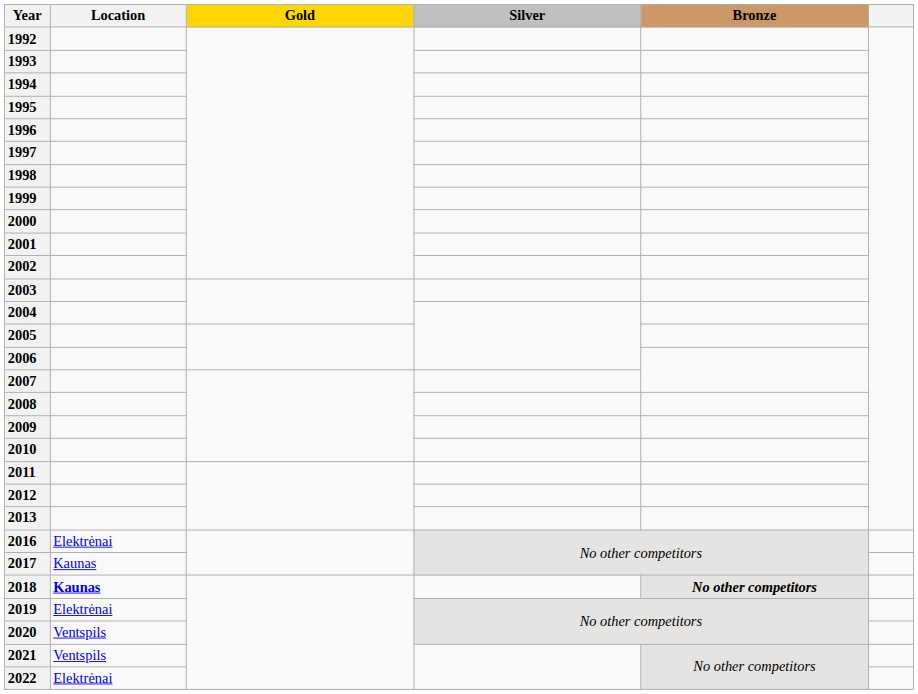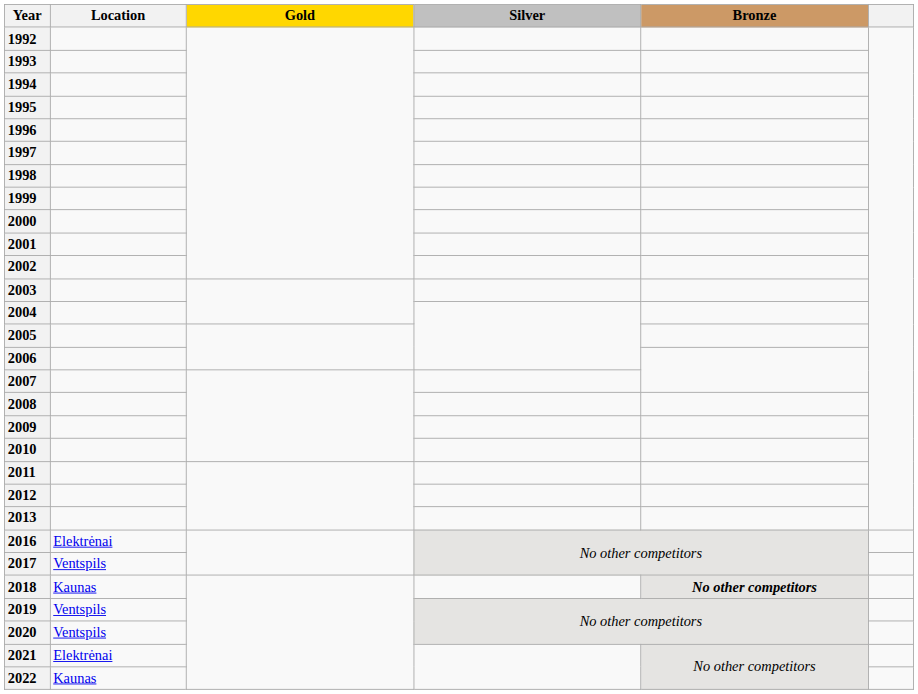(75, 564) Kaunas -> (80, 564) Ventspils
(77, 586) bold -> (75, 586) normal
(83, 609) Elektrėnai -> (80, 609) Ventspils
(80, 655) Ventspils -> (83, 655) Elektrėnai
(83, 678) Elektrėnai -> (75, 678) Kaunas
